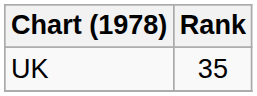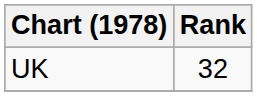(213, 68) 35 -> (213, 68) 32
